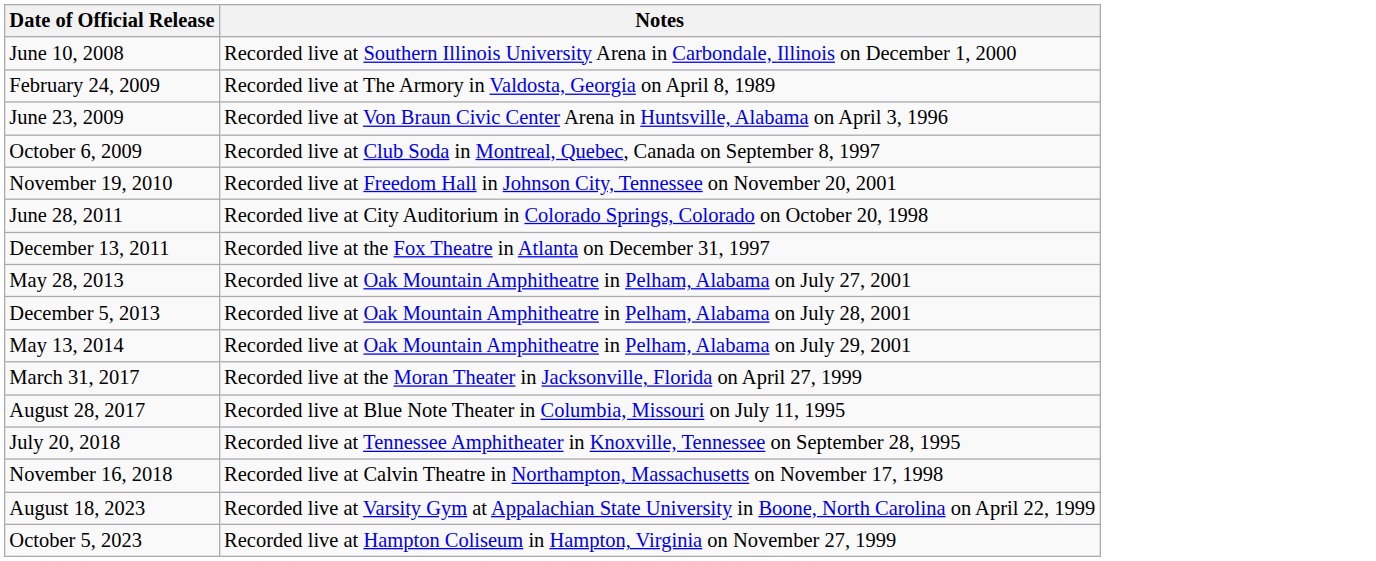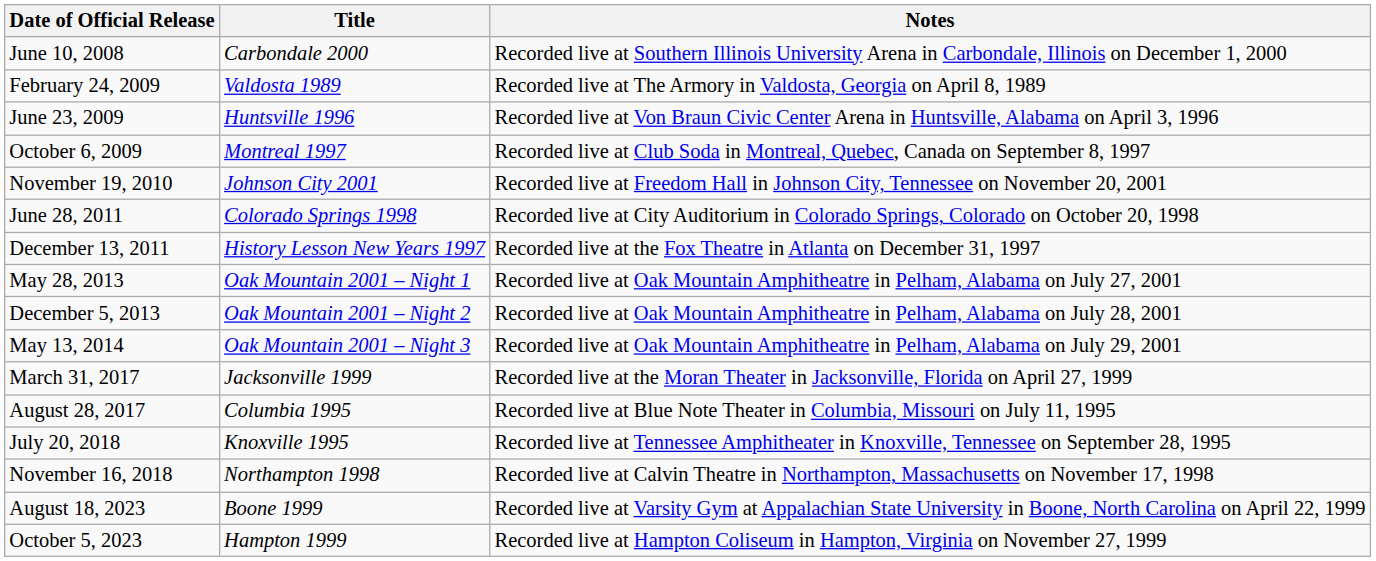+ column: (355, 20)
